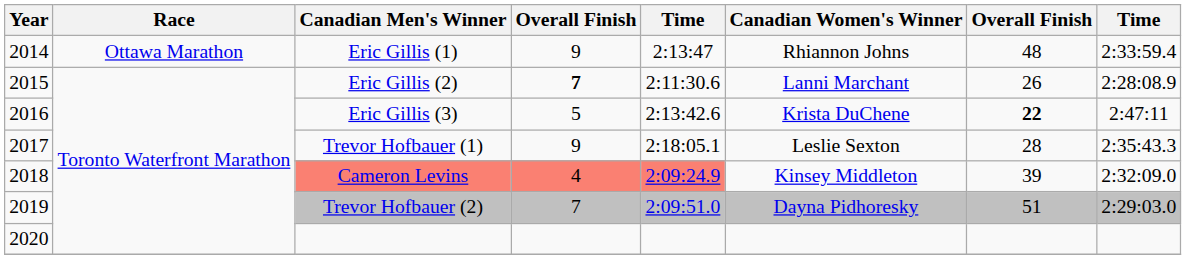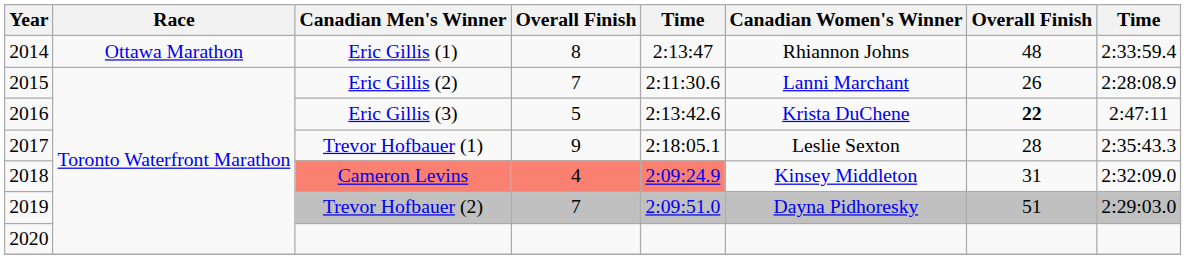(576, 51) 9 -> (576, 51) 8
(576, 82) bold -> (576, 82) normal
(1032, 176) 39 -> (1032, 176) 31
